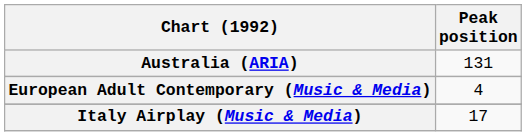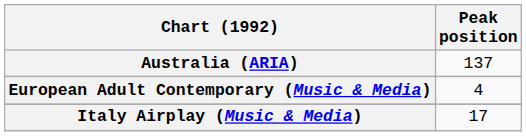(478, 64) 131 -> (478, 64) 137
